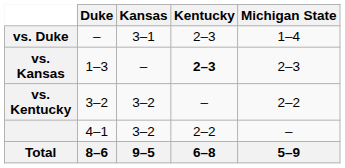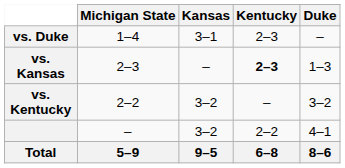columns swapped: (97, 15) <-> (289, 15)
